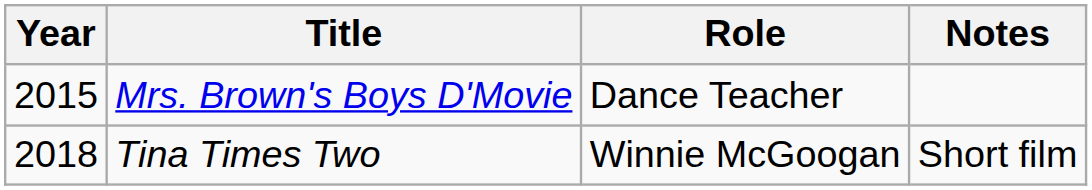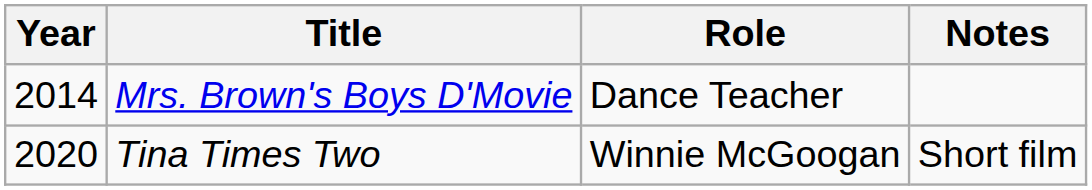(56, 94) 2015 -> (56, 94) 2014
(56, 154) 2018 -> (56, 154) 2020
